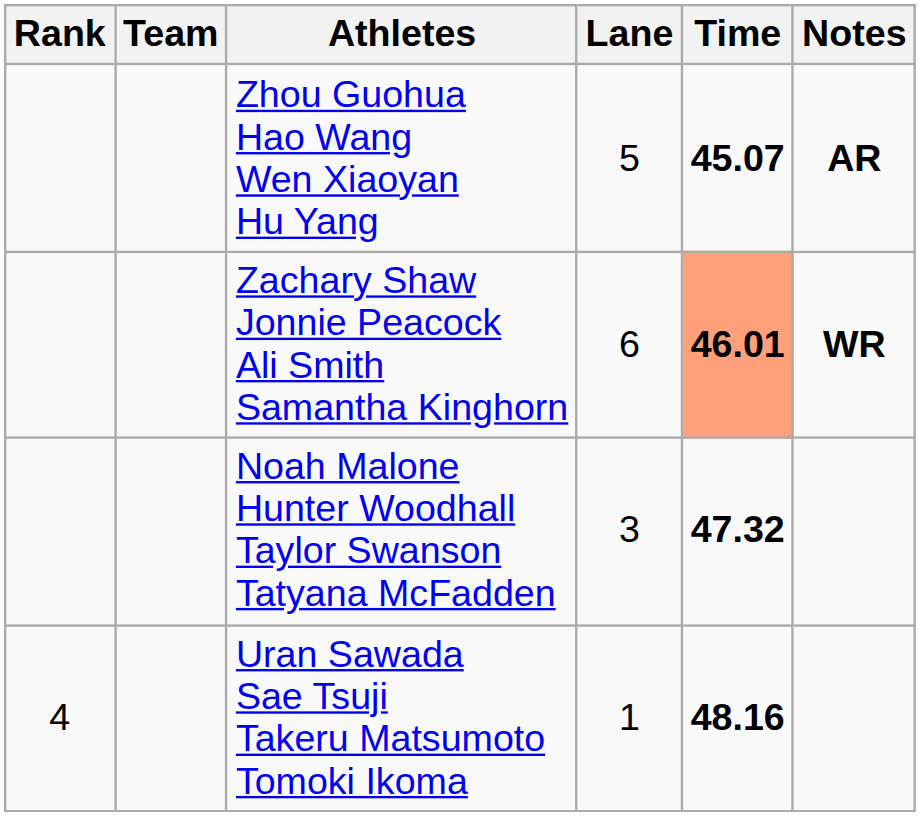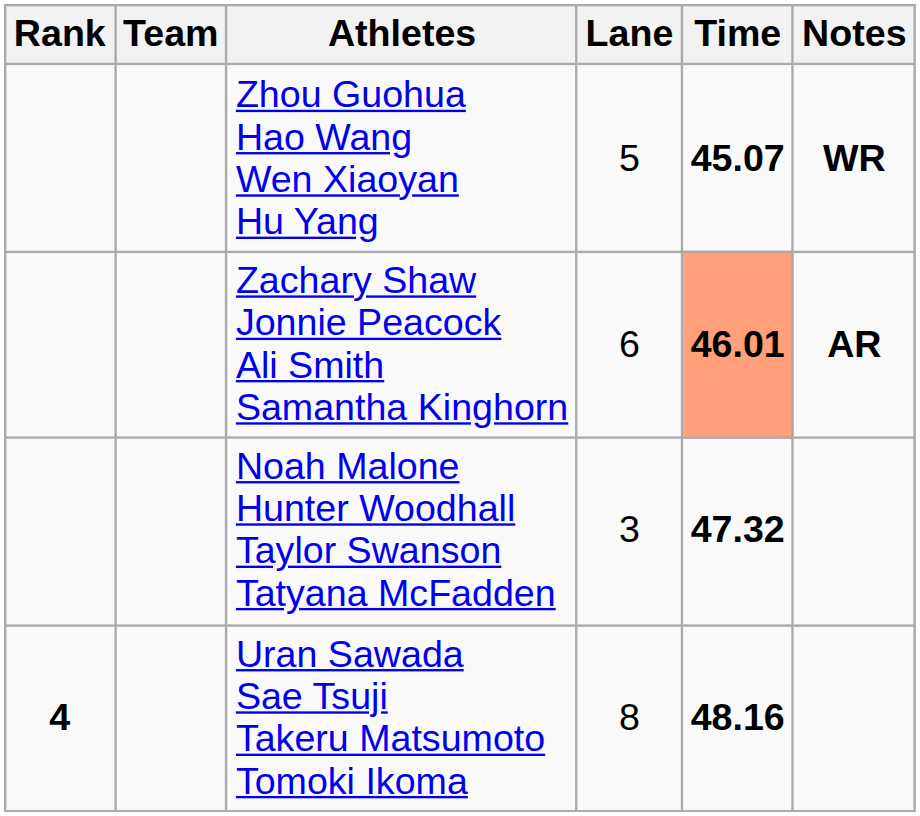(854, 157) AR -> (854, 157) WR
(854, 343) WR -> (854, 343) AR
(60, 716) normal -> (60, 716) bold
(629, 716) 1 -> (629, 716) 8
